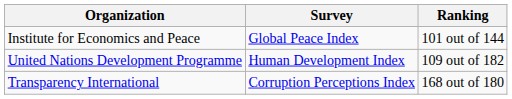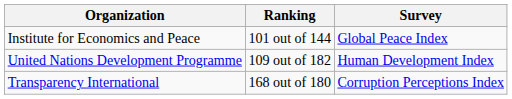columns swapped: (332, 15) <-> (463, 15)
